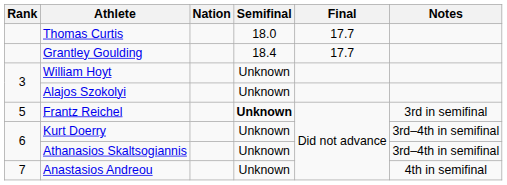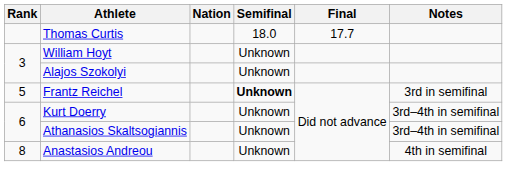- row: (93, 53)
(22, 170) 7 -> (22, 151) 8
